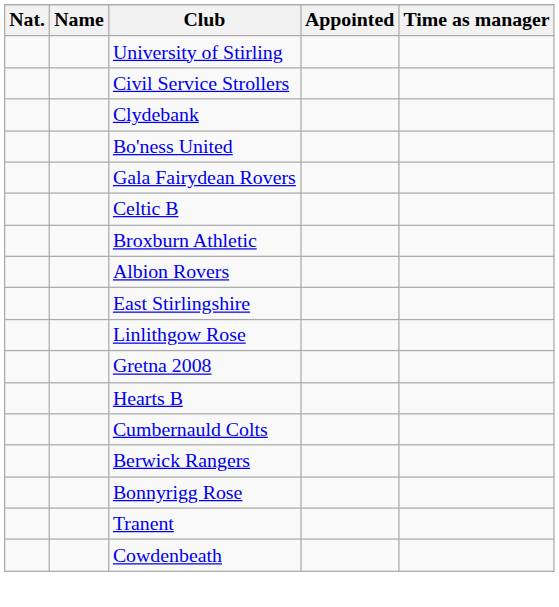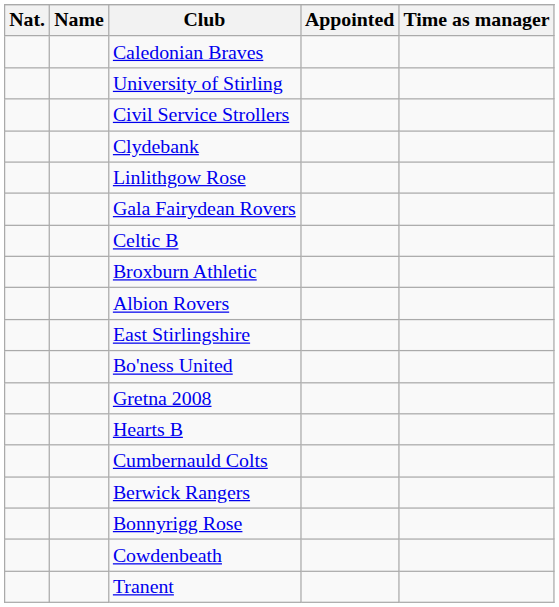+ row: (188, 51)
rows swapped: (179, 334) <-> (173, 146)
rows swapped: (143, 523) <-> (167, 555)
